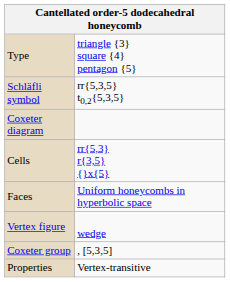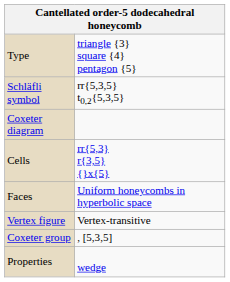(92, 233) wedge -> (114, 220) Vertex-transitive
(114, 268) Vertex-transitive -> (92, 268) wedge
